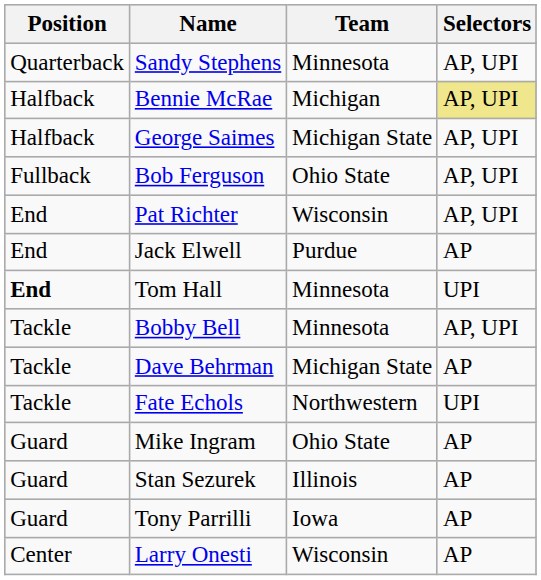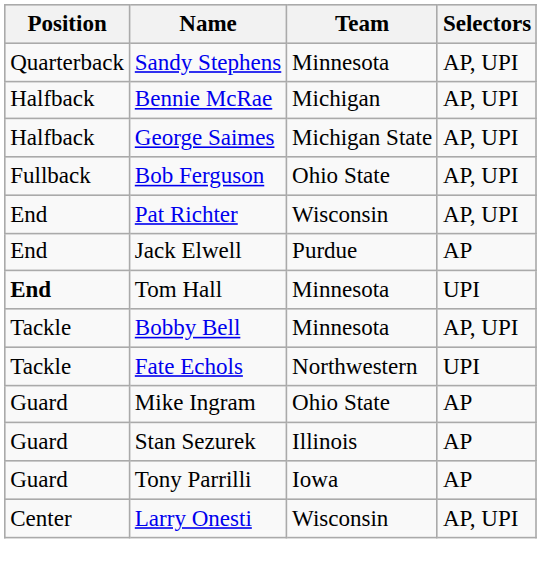(481, 99) khaki background -> (481, 99) no background
- row: (204, 365)
(458, 555) AP -> (481, 517) AP, UPI
